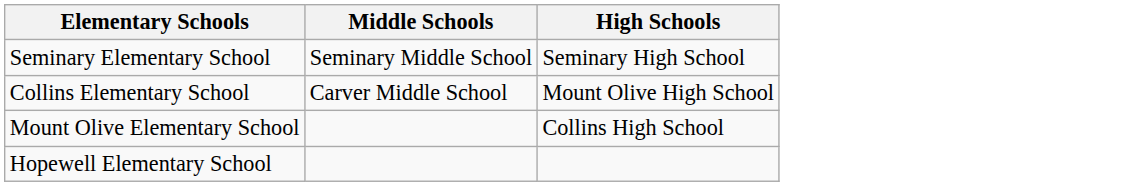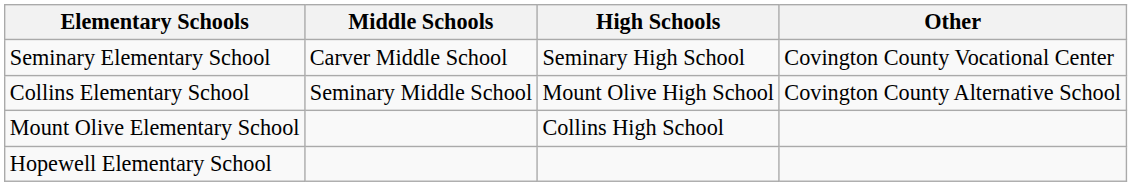+ column: (953, 22)
(421, 57) Seminary Middle School -> (409, 57) Carver Middle School
(409, 92) Carver Middle School -> (421, 92) Seminary Middle School
